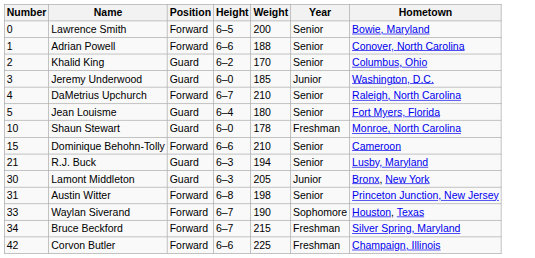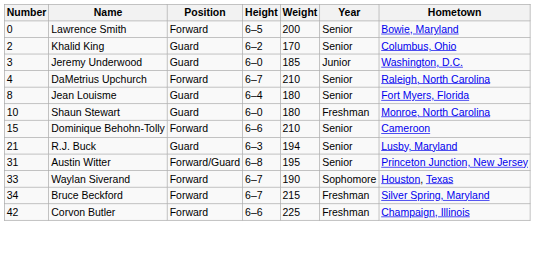- row: (83, 46)
(10, 112) 5 -> (10, 96) 8
(262, 129) 178 -> (291, 112) 180
- row: (93, 179)
(189, 195) Forward -> (205, 162) Forward/Guard
(262, 195) 198 -> (291, 162) 195
